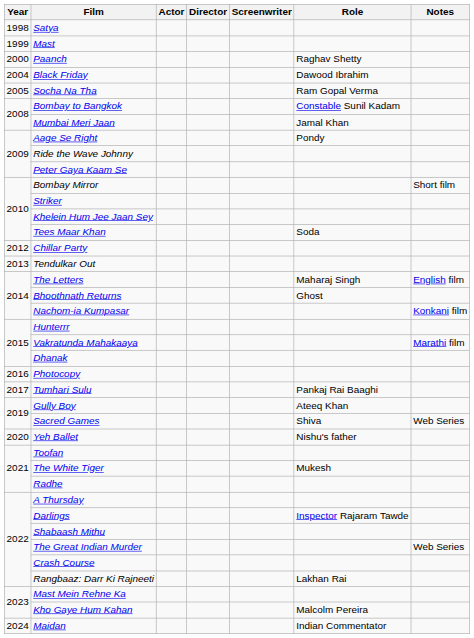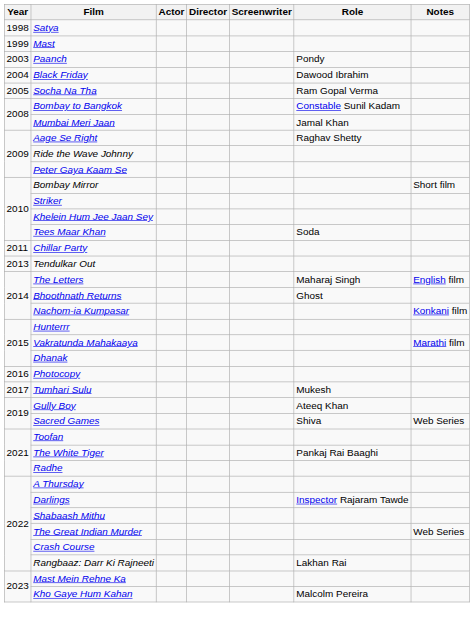(18, 59) 2000 -> (18, 59) 2003
(329, 59) Raghav Shetty -> (310, 59) Pondy
(310, 138) Pondy -> (329, 138) Raghav Shetty
(18, 248) 2012 -> (17, 248) 2011
(337, 389) Pankaj Rai Baaghi -> (314, 389) Mukesh
- row: (56, 437)
(314, 468) Mukesh -> (337, 452) Pankaj Rai Baaghi
- row: (50, 625)
